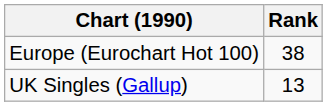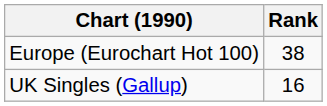(293, 85) 13 -> (293, 85) 16
